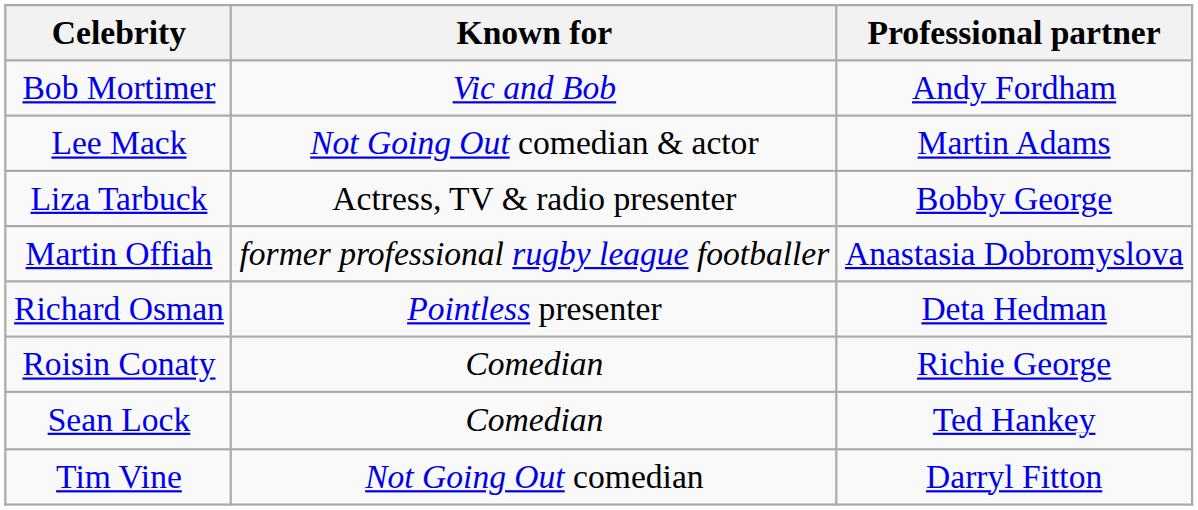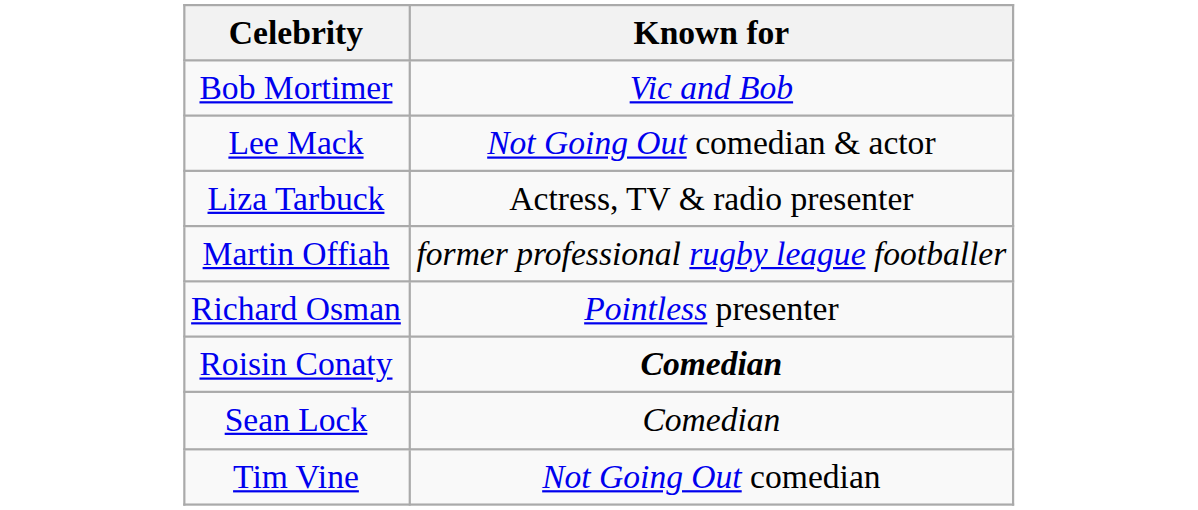- column: (1014, 32)
(534, 364) normal -> (711, 364) bold
